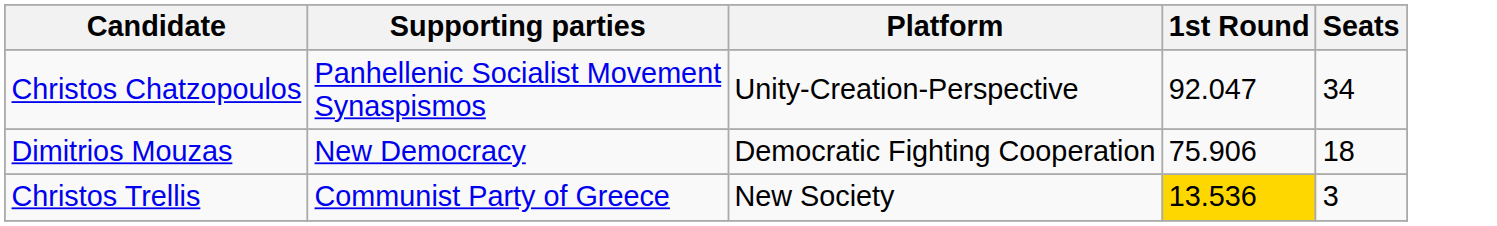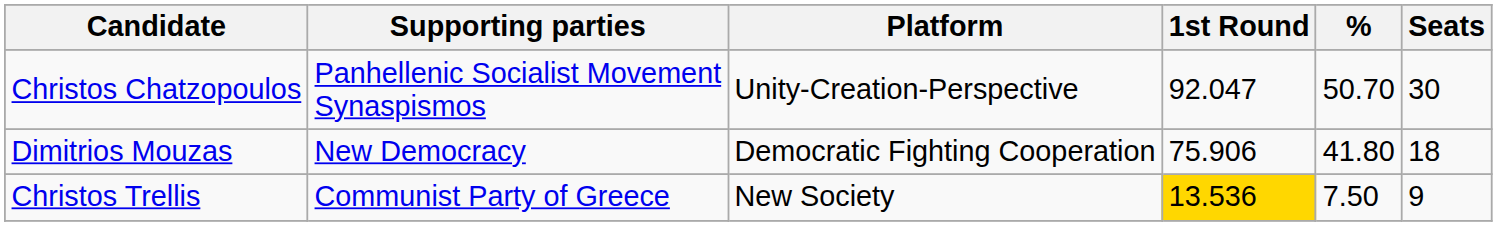+ column: (1359, 27)
(1339, 89) 34 -> (1424, 89) 30
(1331, 196) 3 -> (1416, 196) 9
